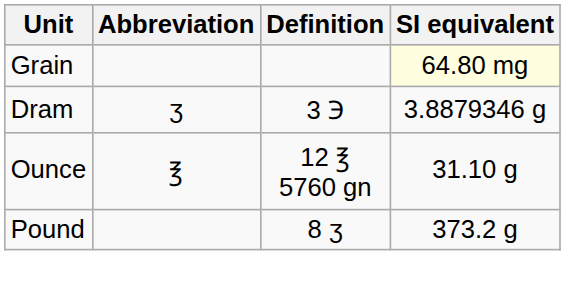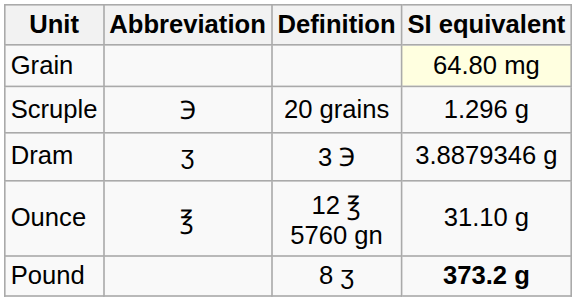+ row: (54, 109)
(475, 228) normal -> (486, 275) bold
